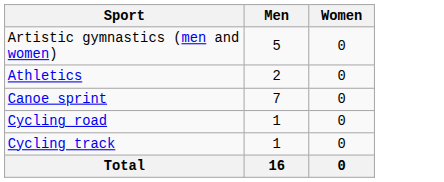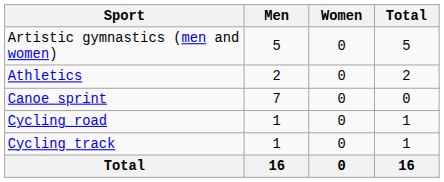+ column: (406, 16)
